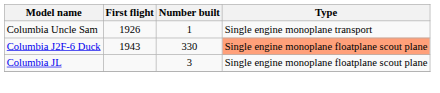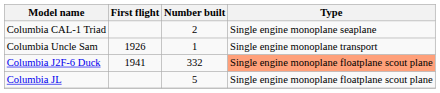+ row: (56, 29)
(130, 46) 1943 -> (135, 63) 1941
(189, 46) 330 -> (195, 63) 332
(189, 63) 3 -> (195, 79) 5
